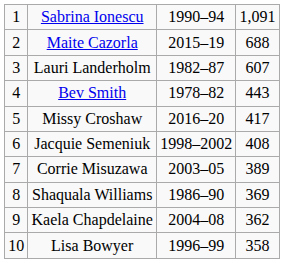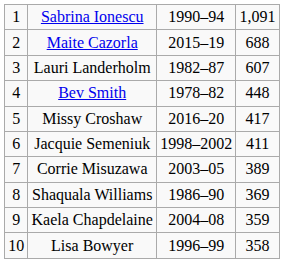(258, 93) 443 -> (258, 93) 448
(258, 144) 408 -> (258, 144) 411
(258, 220) 362 -> (258, 220) 359
